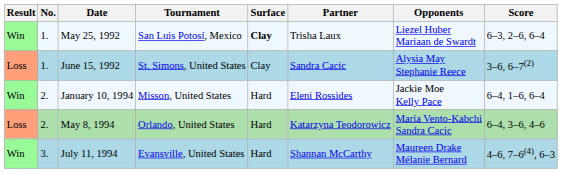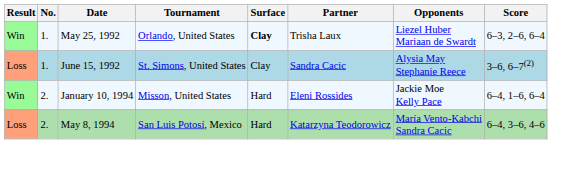(190, 35) San Luis Potosí, Mexico -> (186, 35) Orlando, United States
(186, 123) Orlando, United States -> (190, 123) San Luis Potosí, Mexico
- row: (89, 153)
